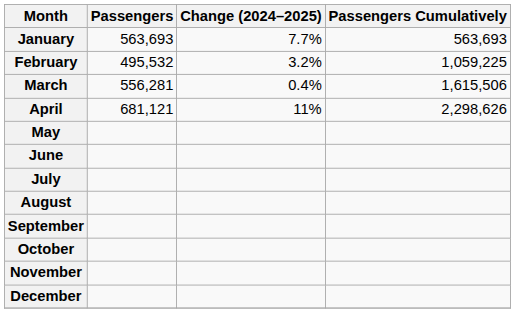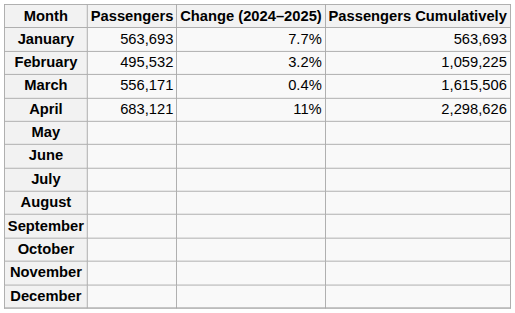(147, 86) 556,281 -> (147, 86) 556,171
(147, 109) 681,121 -> (147, 109) 683,121
